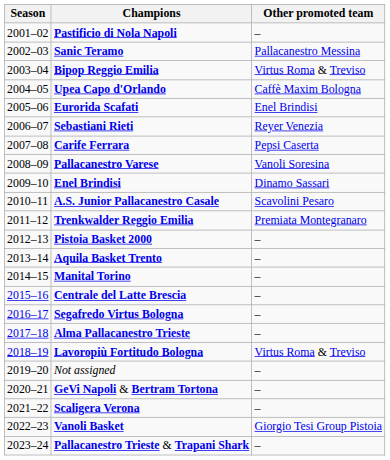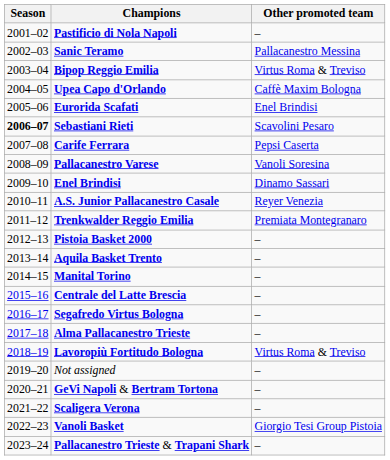(28, 126) normal -> (28, 126) bold
(289, 126) Reyer Venezia -> (294, 126) Scavolini Pesaro
(294, 201) Scavolini Pesaro -> (289, 201) Reyer Venezia
